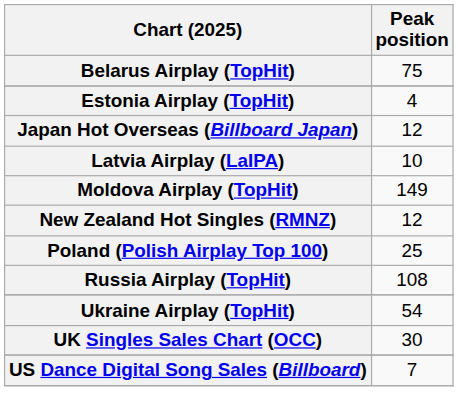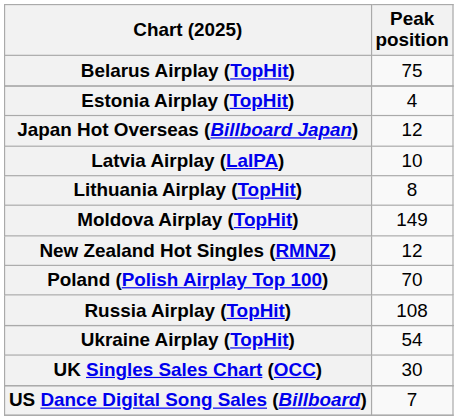+ row: (188, 190)
(412, 250) 25 -> (412, 280) 70
